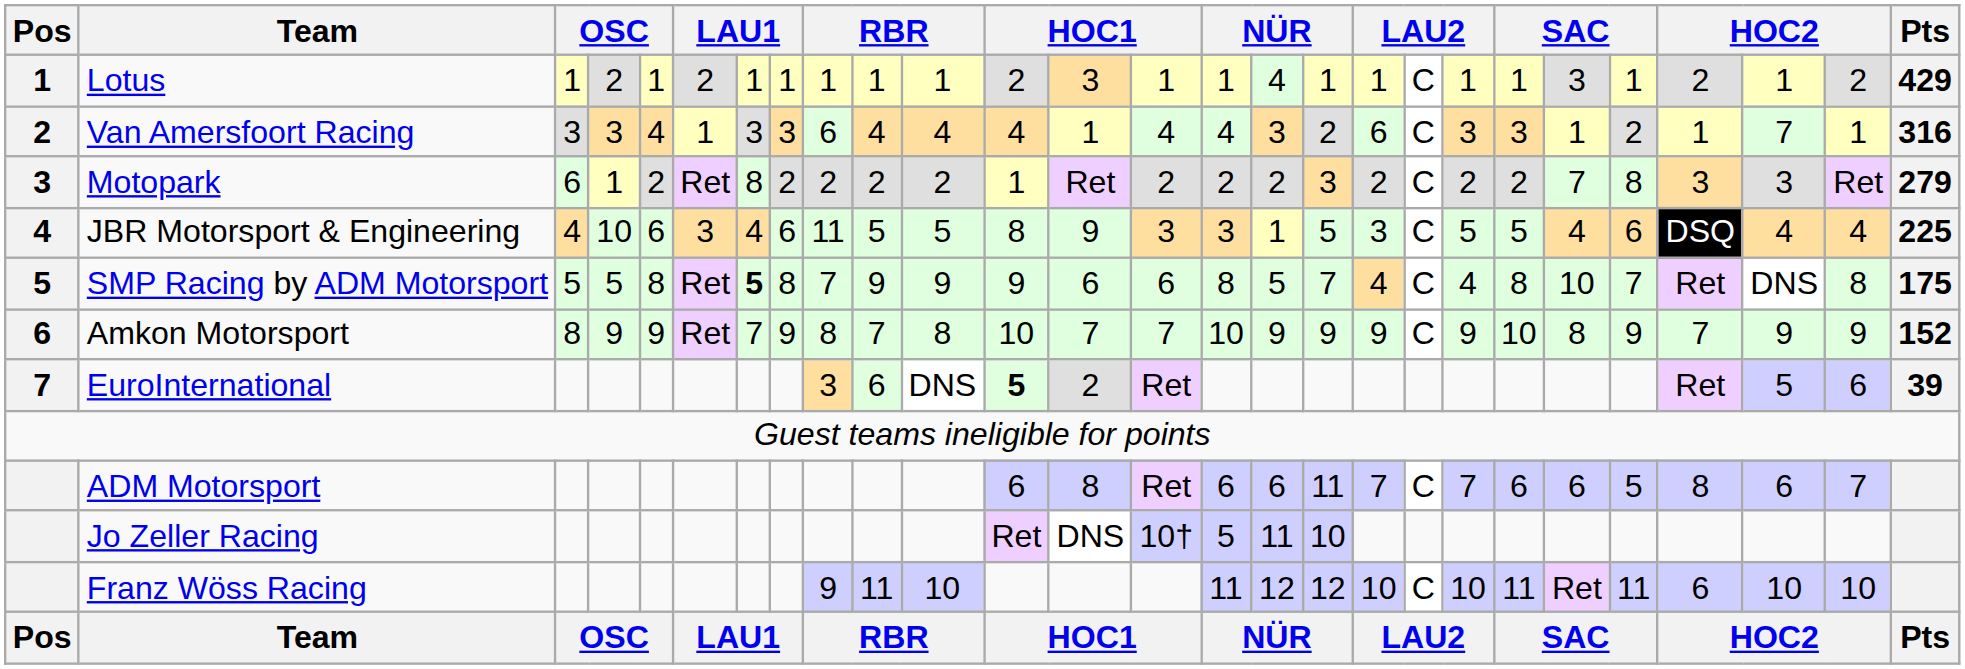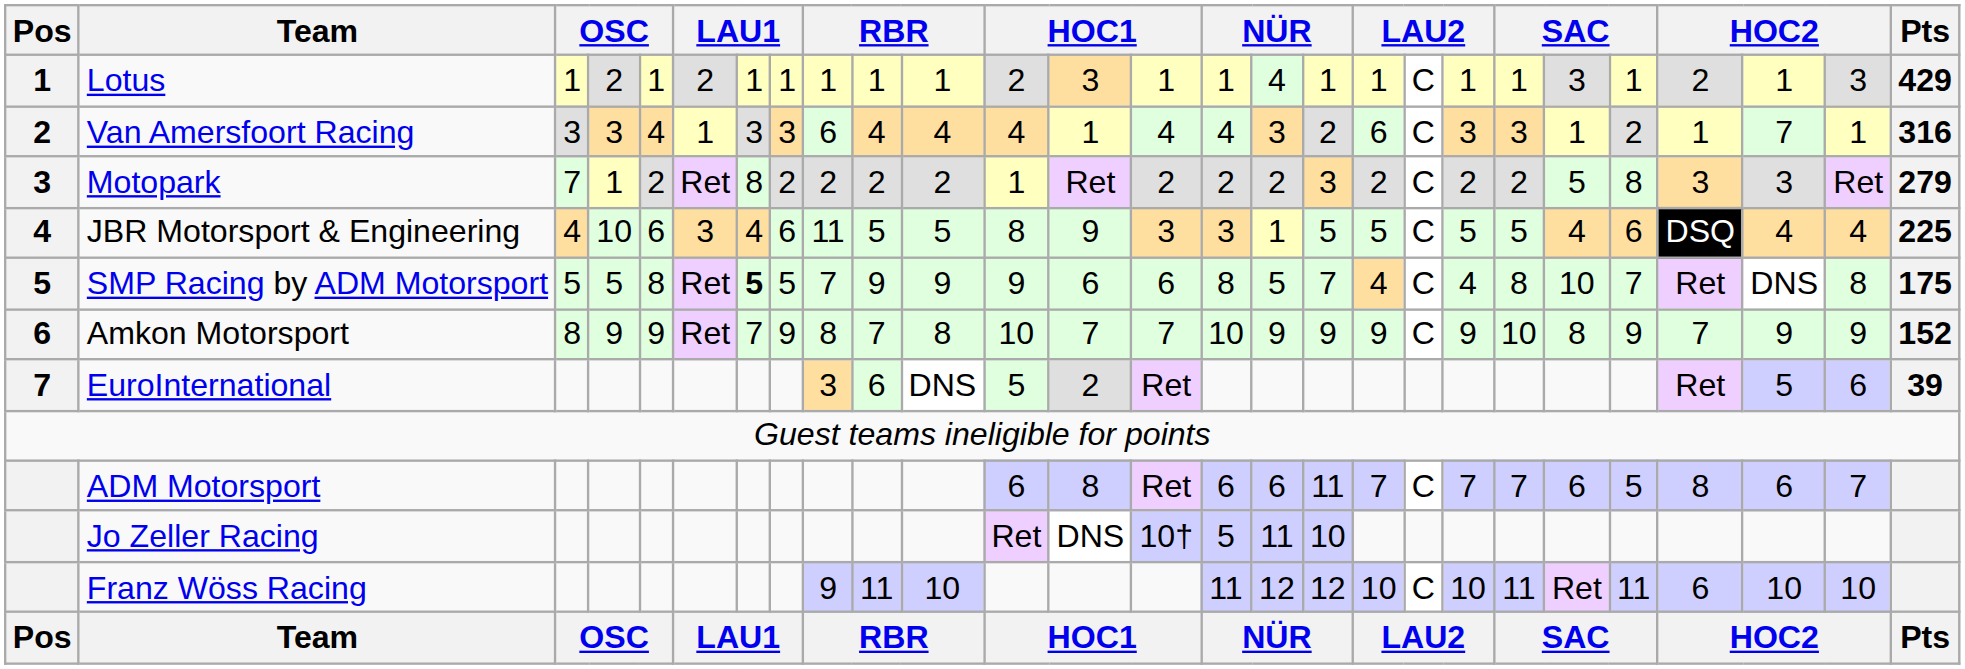(1858, 81) 2 -> (1858, 81) 3
(572, 182) 6 -> (572, 182) 7
(1577, 182) 7 -> (1577, 182) 5
(1379, 232) 3 -> (1379, 232) 5
(787, 283) 8 -> (787, 283) 5
(1016, 384) bold -> (1016, 384) normal
(1519, 485) 6 -> (1519, 485) 7
